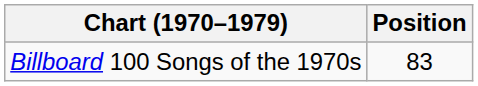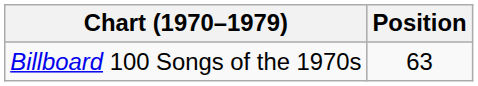(419, 61) 83 -> (419, 61) 63
